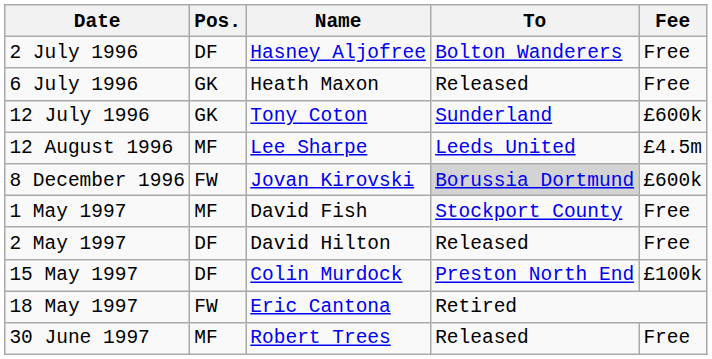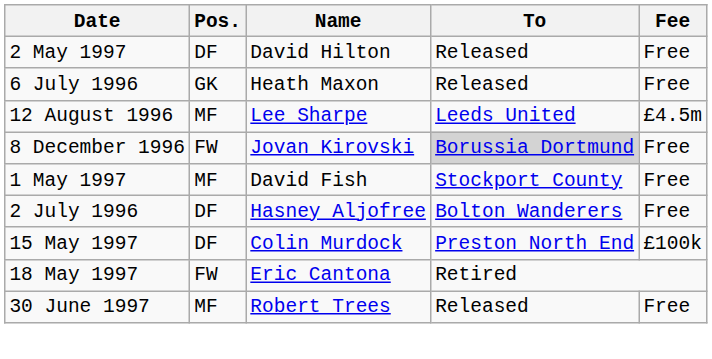rows swapped: (74, 52) <-> (68, 243)
- row: (80, 116)
(673, 180) £600k -> (667, 148) Free
